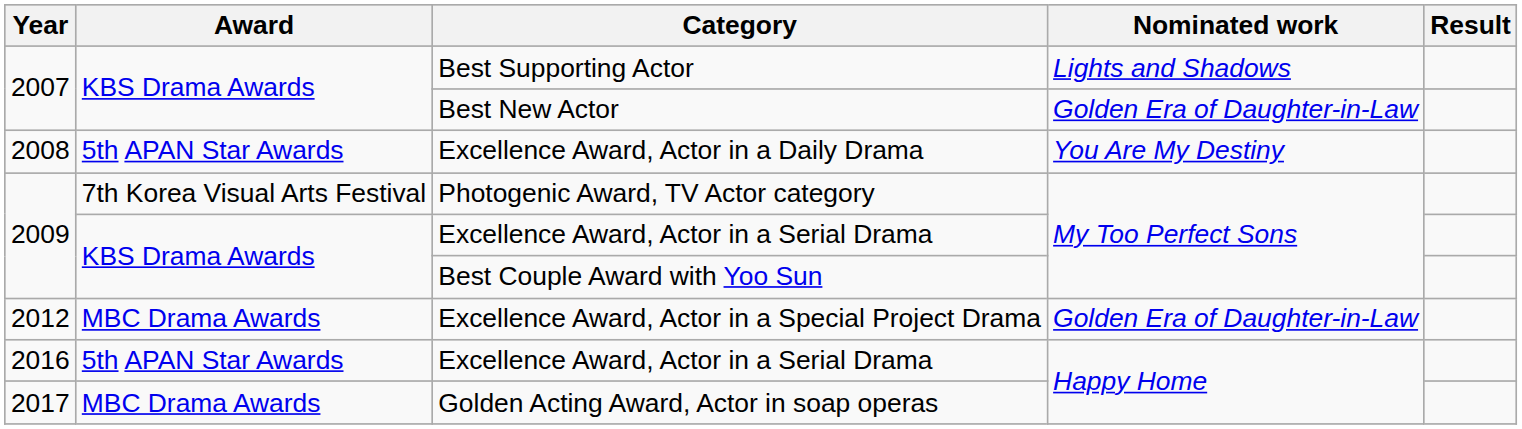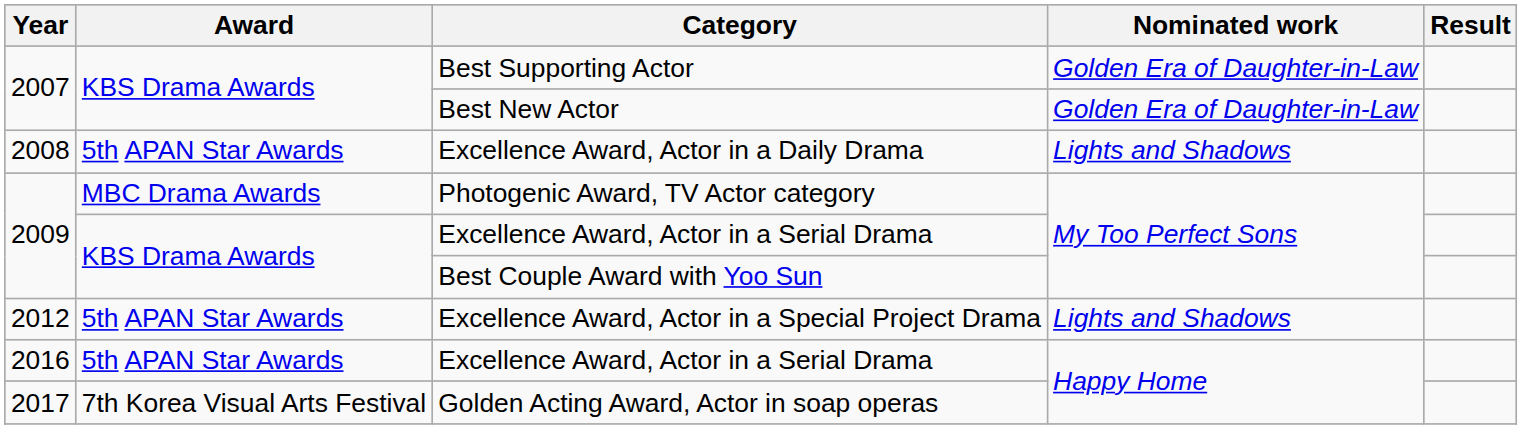(1172, 67) Lights and Shadows -> (1236, 67) Golden Era of Daughter-in-Law
(1169, 151) You Are My Destiny -> (1172, 151) Lights and Shadows
(254, 192) 7th Korea Visual Arts Festival -> (201, 192) MBC Drama Awards
(201, 318) MBC Drama Awards -> (213, 318) 5th APAN Star Awards
(1236, 318) Golden Era of Daughter-in-Law -> (1172, 318) Lights and Shadows
(201, 402) MBC Drama Awards -> (254, 402) 7th Korea Visual Arts Festival
